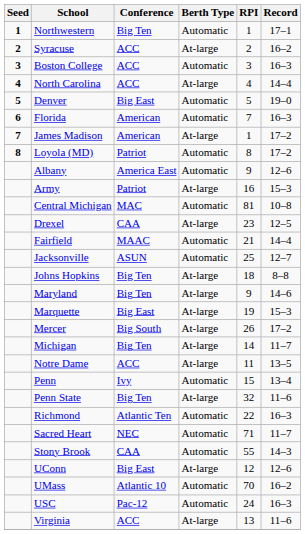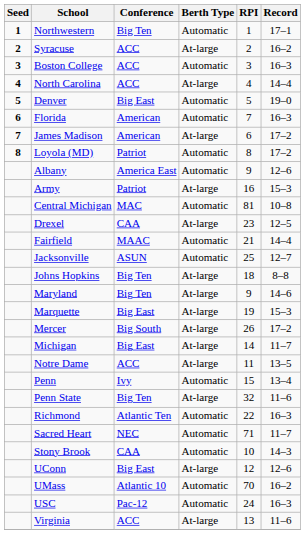(249, 135) 1 -> (249, 135) 6
(134, 345) Big Ten -> (136, 345) Big East
(249, 450) 55 -> (249, 450) 10
